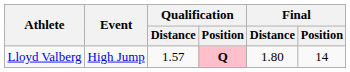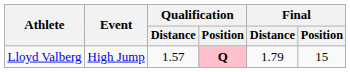(272, 57) 1.80 -> (272, 57) 1.79
(322, 57) 14 -> (322, 57) 15
